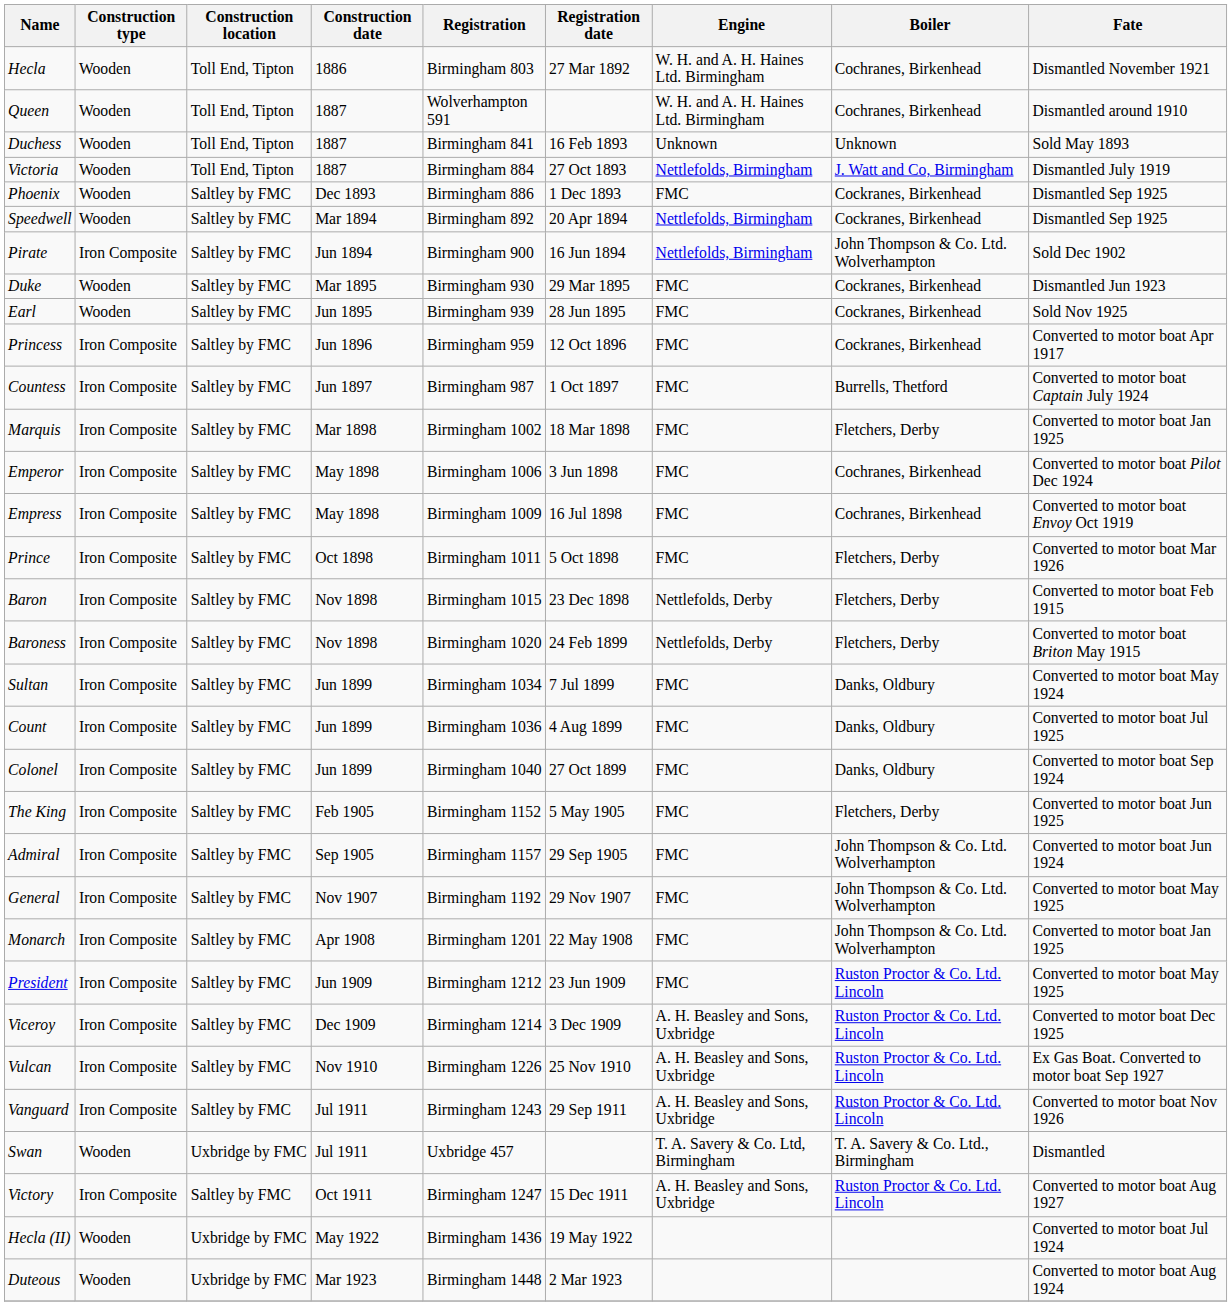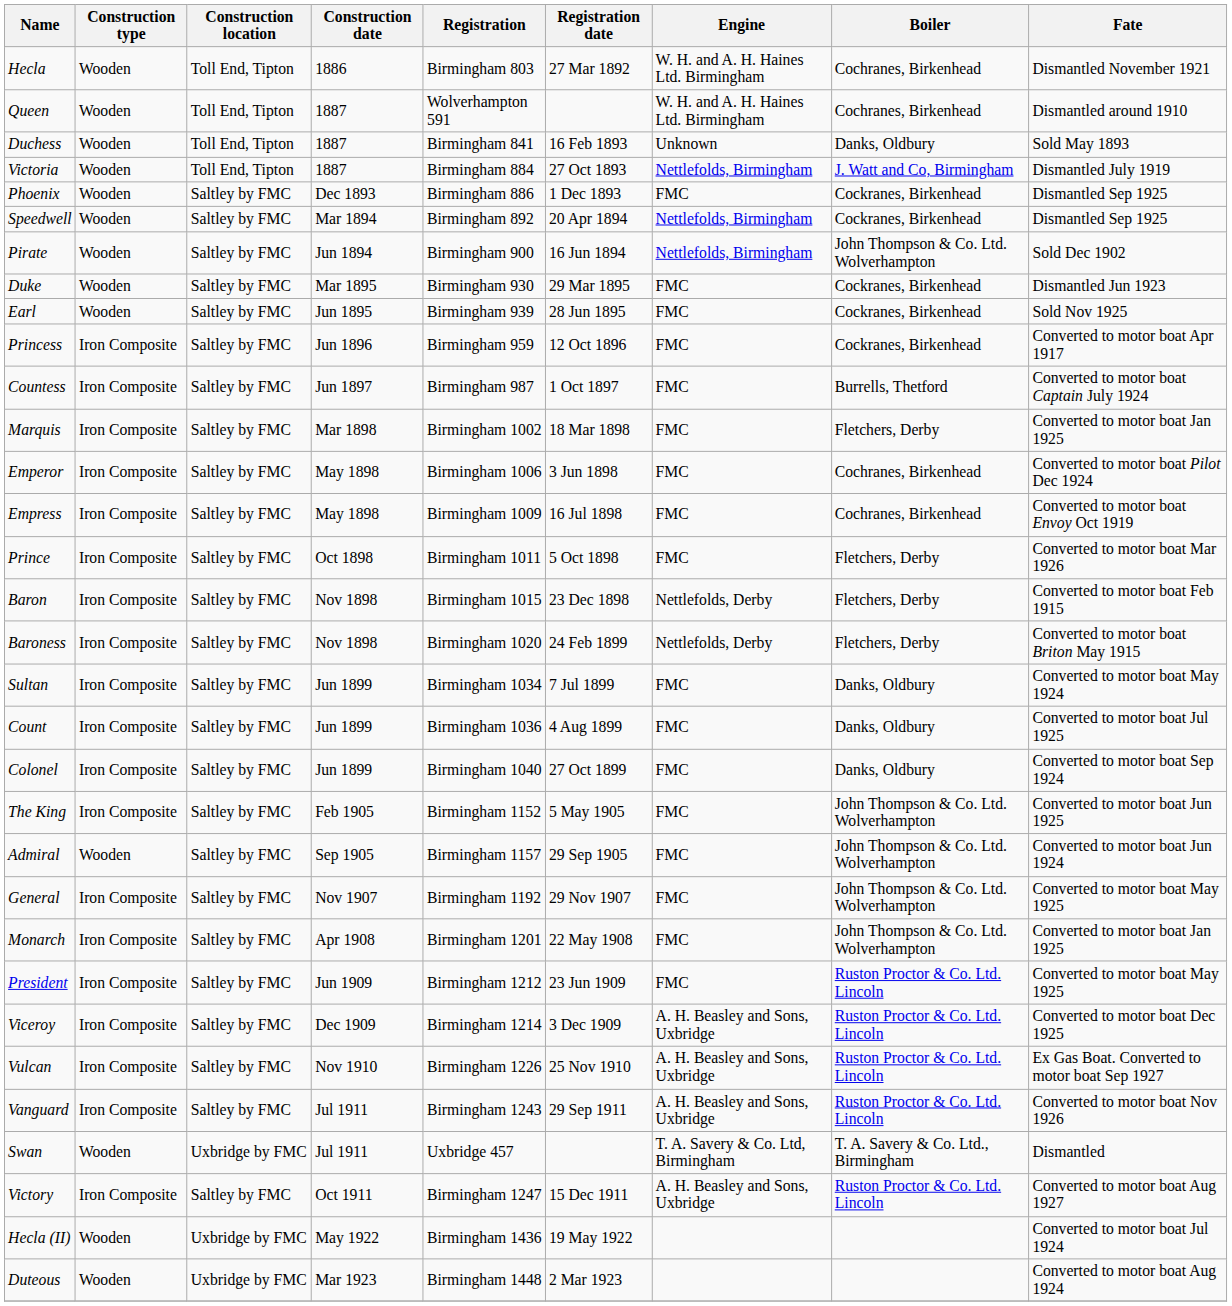(866, 144) Unknown -> (885, 144) Danks, Oldbury
(128, 252) Iron Composite -> (105, 252) Wooden
(887, 812) Fletchers, Derby -> (921, 812) John Thompson & Co. Ltd. Wolverhampton
(128, 855) Iron Composite -> (105, 855) Wooden
